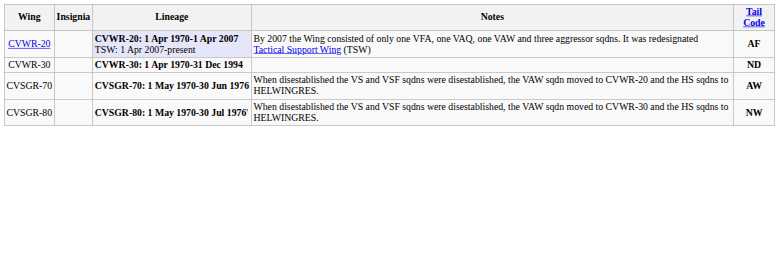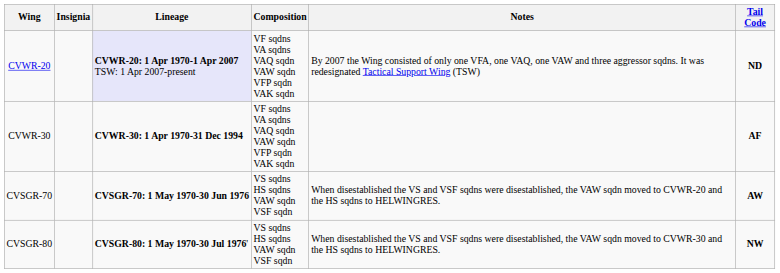+ column: (280, 17)
(754, 44) AF -> (755, 66) ND
(754, 65) ND -> (755, 136) AF
